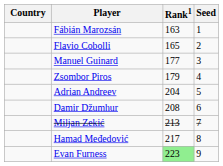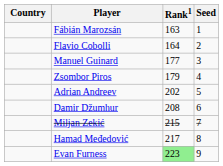(172, 45) 165 -> (172, 45) 164
(172, 92) 204 -> (172, 92) 202
(172, 123) 213 -> (172, 123) 215
